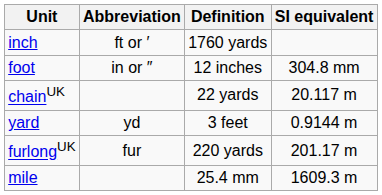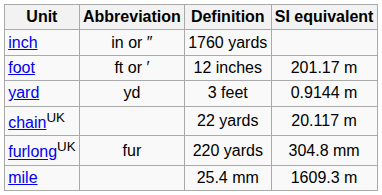(132, 42) ft or ′ -> (132, 42) in or ″
(132, 67) in or ″ -> (132, 67) ft or ′
(324, 67) 304.8 mm -> (324, 67) 201.17 m
rows swapped: (24, 123) <-> (37, 95)
(324, 150) 201.17 m -> (324, 150) 304.8 mm
